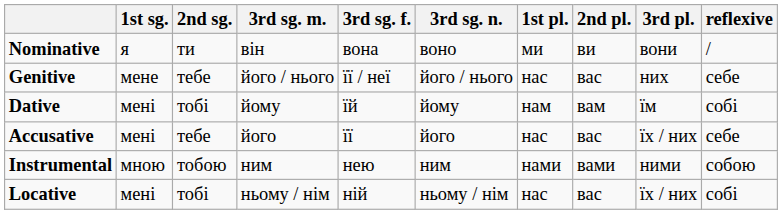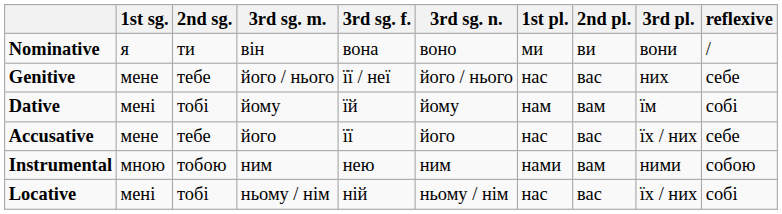(138, 135) мені -> (139, 135) мене
(596, 164) вами -> (591, 164) вам
